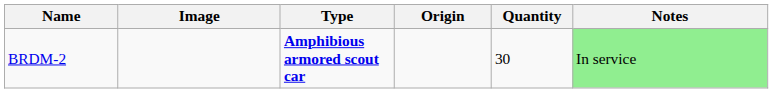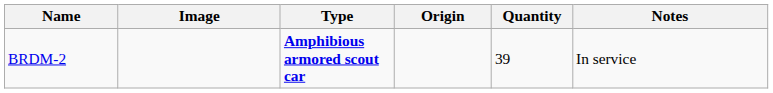(503, 58) 30 -> (503, 58) 39
(606, 58) lightgreen background -> (606, 58) no background
